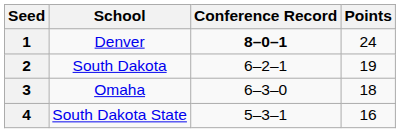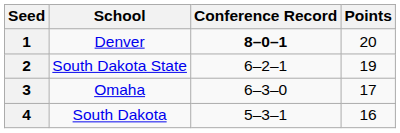(368, 41) 24 -> (368, 41) 20
(120, 66) South Dakota -> (120, 66) South Dakota State
(368, 90) 18 -> (368, 90) 17
(120, 115) South Dakota State -> (120, 115) South Dakota
